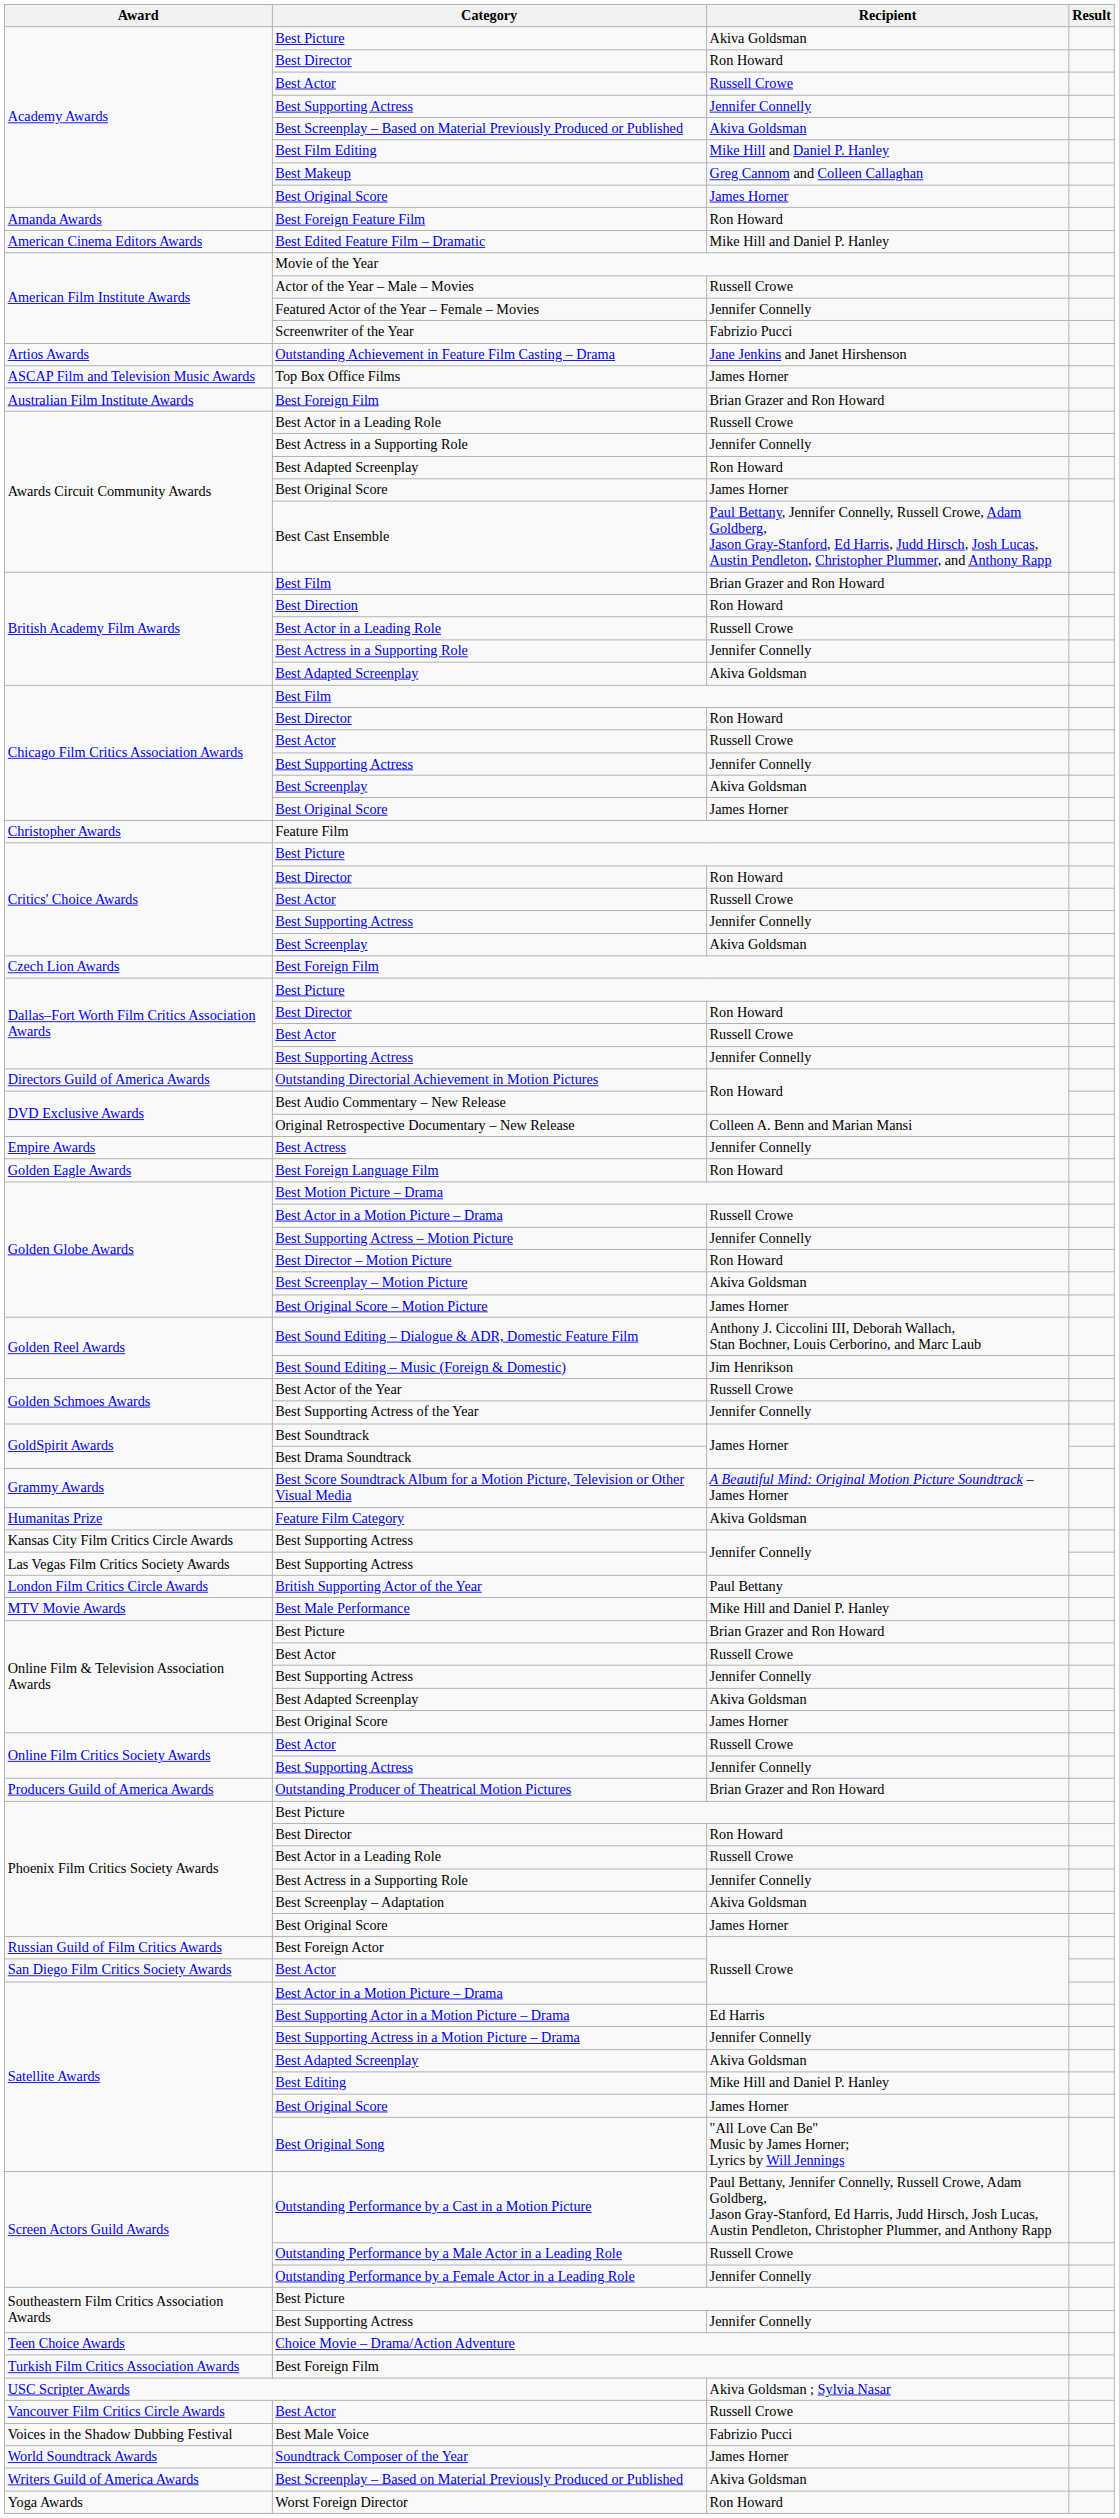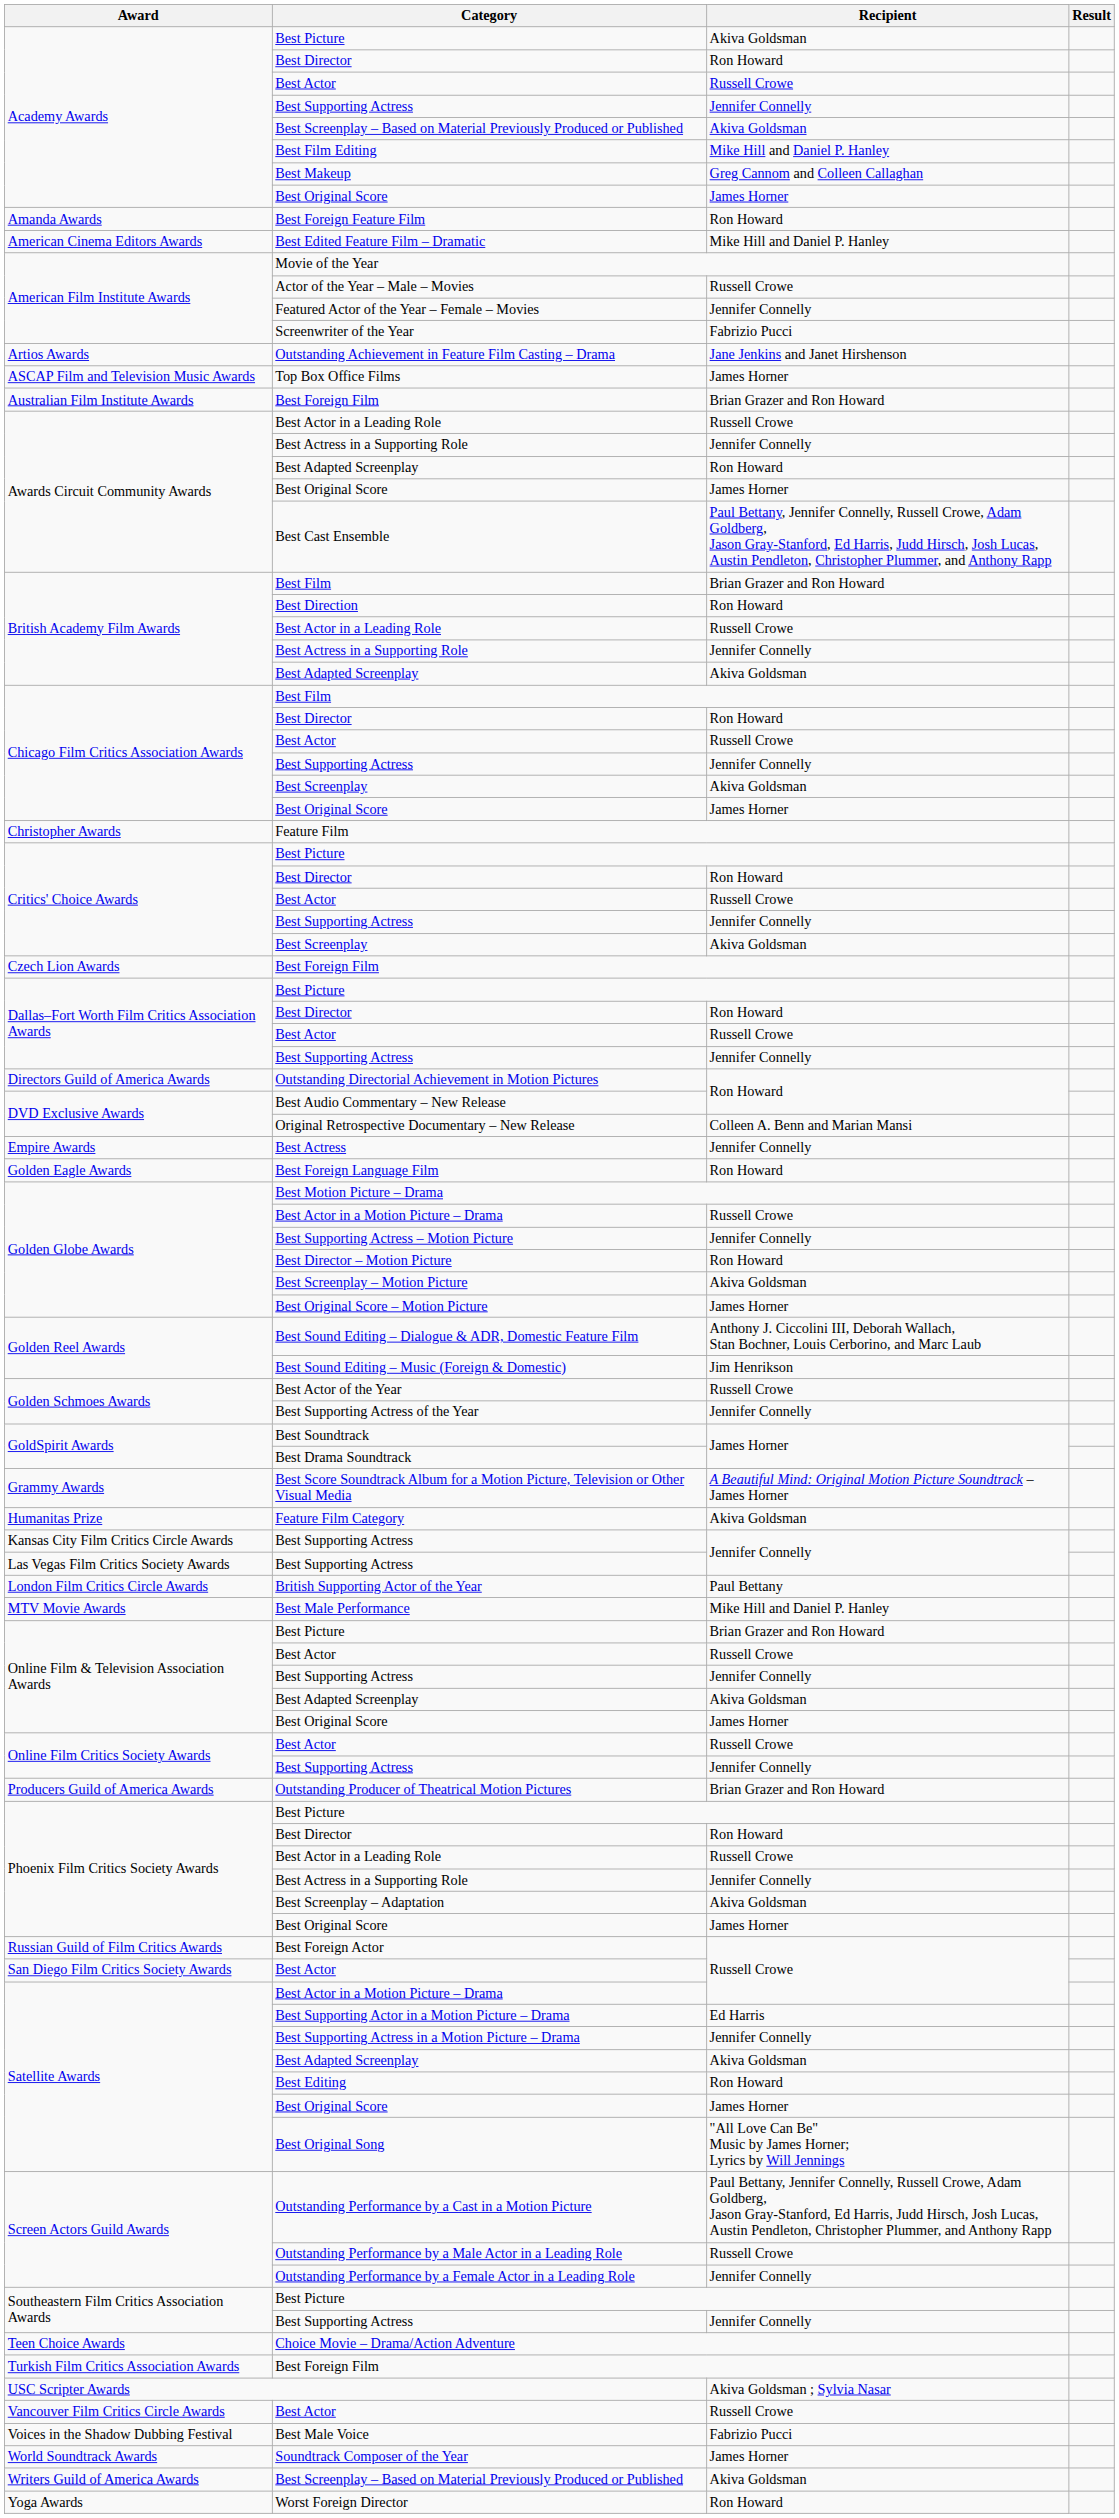(799, 2083) Mike Hill and Daniel P. Hanley -> (746, 2083) Ron Howard
